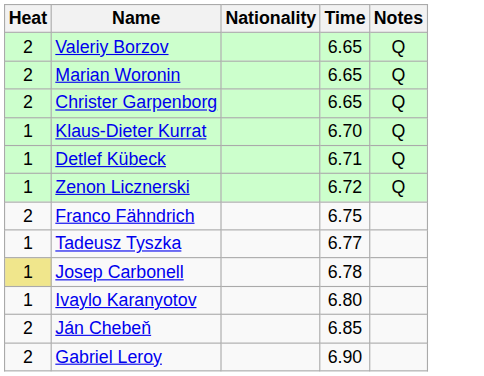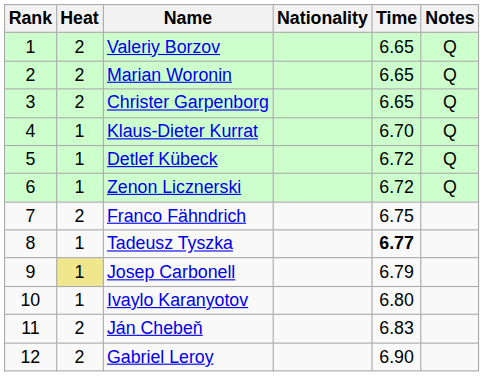+ column: (30, 18)
(345, 159) 6.71 -> (397, 159) 6.72
(345, 243) normal -> (397, 243) bold
(345, 272) 6.78 -> (397, 272) 6.79
(345, 328) 6.85 -> (397, 328) 6.83
